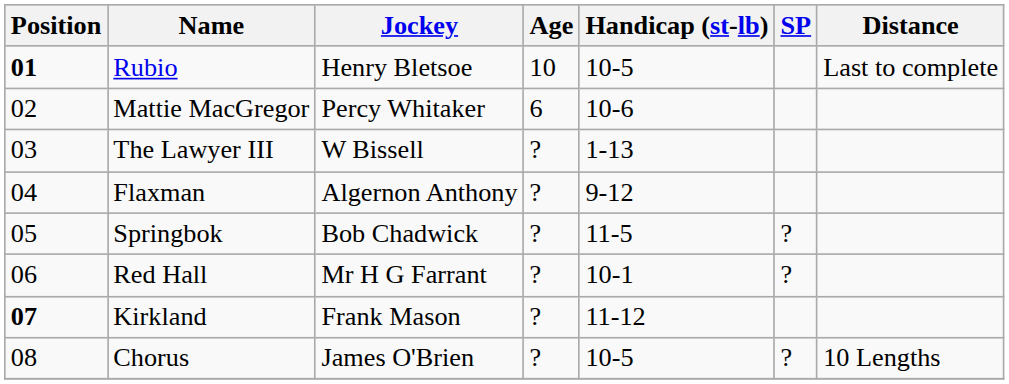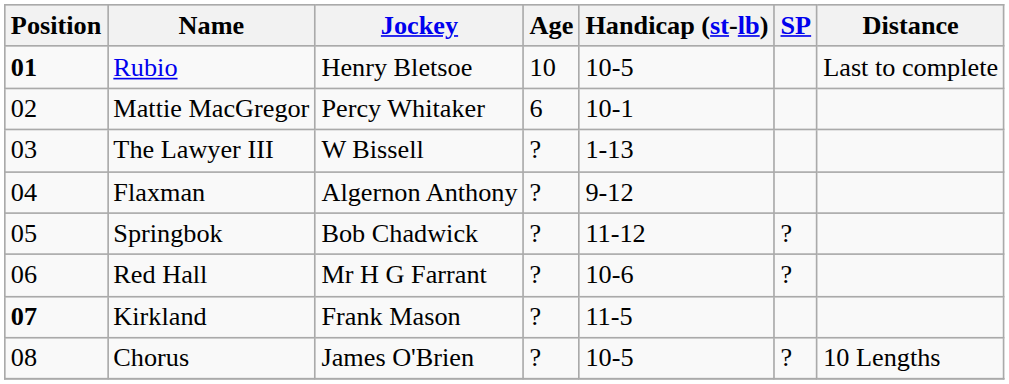(609, 108) 10-6 -> (609, 108) 10-1
(609, 233) 11-5 -> (616, 233) 11-12
(609, 274) 10-1 -> (609, 274) 10-6
(616, 316) 11-12 -> (609, 316) 11-5
